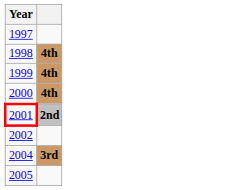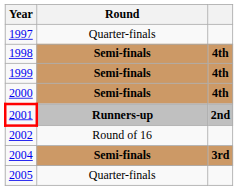+ column: (122, 14)
